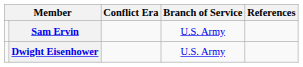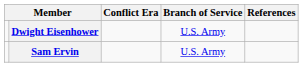rows swapped: (55, 52) <-> (55, 31)
